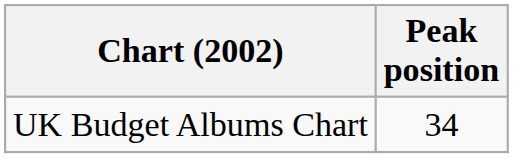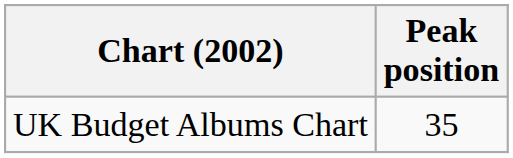(441, 123) 34 -> (441, 123) 35
